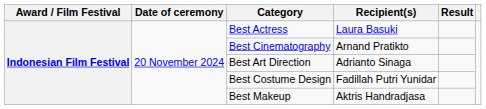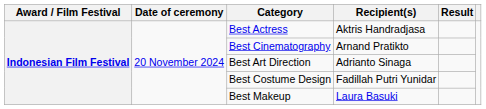(367, 29) Laura Basuki -> (381, 29) Aktris Handradjasa
(381, 96) Aktris Handradjasa -> (367, 96) Laura Basuki
